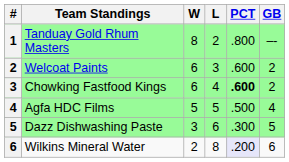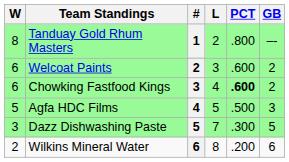columns swapped: (13, 14) <-> (194, 14)
(272, 107) 4 -> (272, 107) 3
(216, 127) 6 -> (216, 127) 7
(243, 147) lavender background -> (243, 147) no background
